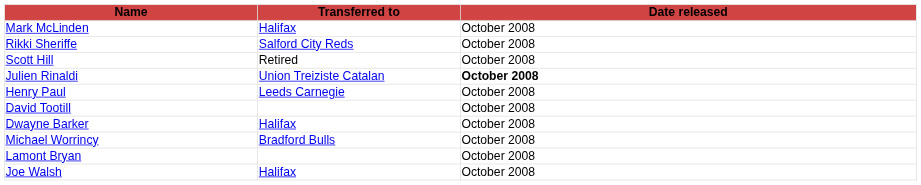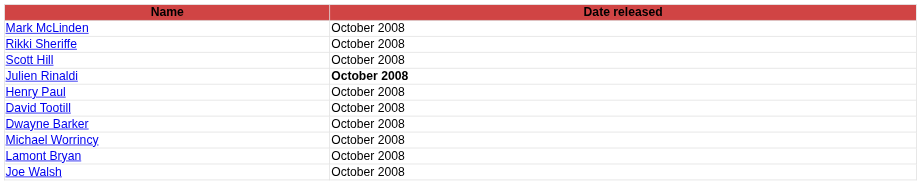- column: (359, 12)
